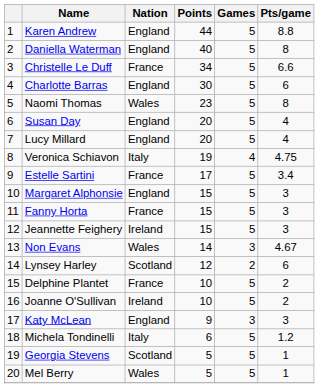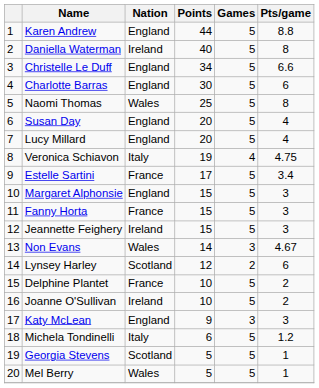(149, 49) England -> (145, 49) Ireland
(146, 67) France -> (149, 67) England
(206, 103) 23 -> (206, 103) 25
